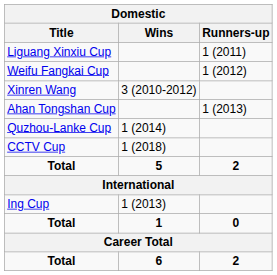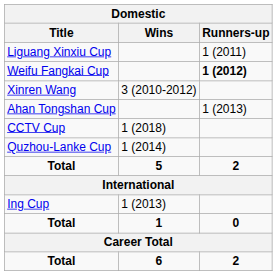(224, 71) normal -> (224, 71) bold
rows swapped: (59, 128) <-> (36, 147)
